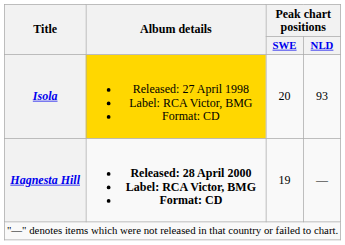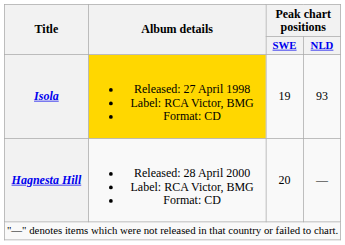(285, 96) 20 -> (285, 96) 19
(176, 187) bold -> (177, 187) normal
(285, 180) 19 -> (285, 180) 20
